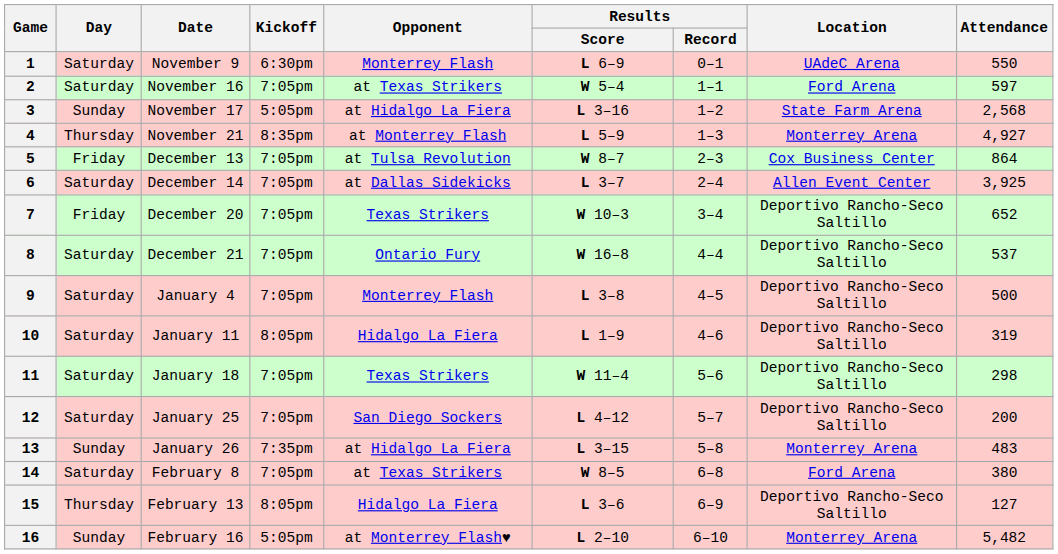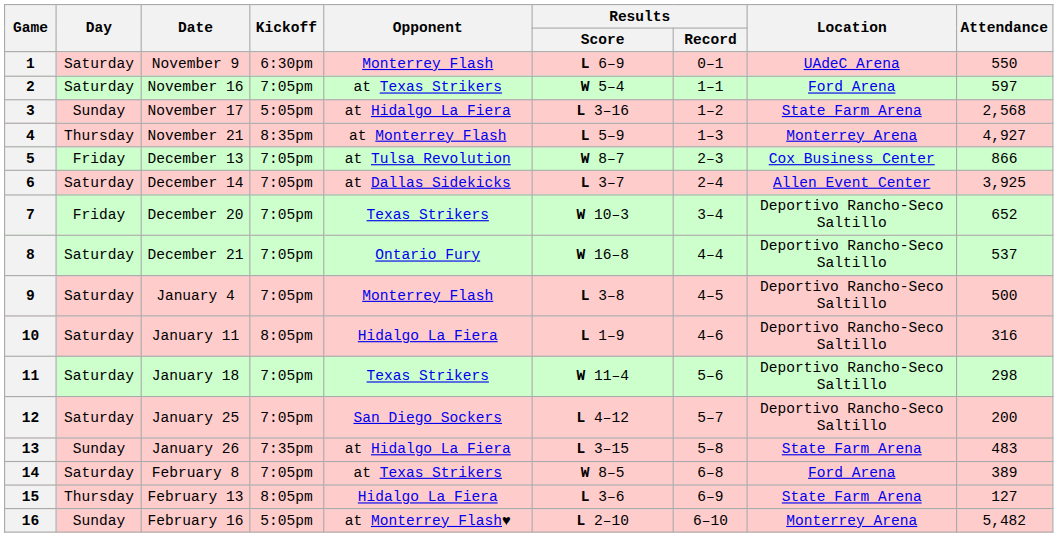(1004, 159) 864 -> (1004, 159) 866
(1004, 336) 319 -> (1004, 336) 316
(852, 449) Monterrey Arena -> (852, 449) State Farm Arena
(1004, 473) 380 -> (1004, 473) 389
(852, 505) Deportivo Rancho-Seco Saltillo -> (852, 497) State Farm Arena
